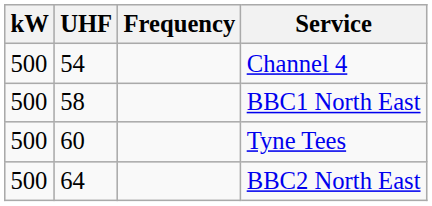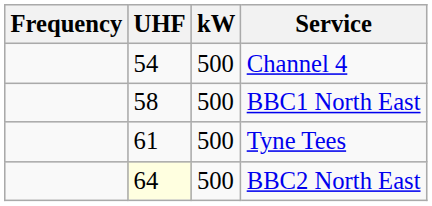columns swapped: (179, 24) <-> (30, 24)
(72, 141) 60 -> (146, 141) 61
(72, 180) no background -> (146, 180) lightyellow background
